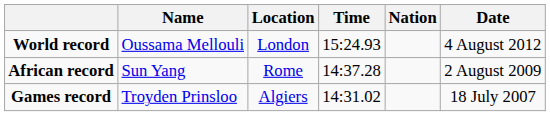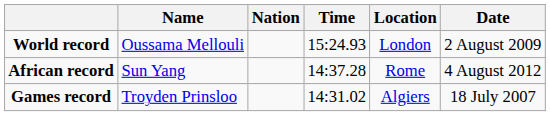columns swapped: (413, 17) <-> (283, 17)
(493, 44) 4 August 2012 -> (493, 44) 2 August 2009
(493, 70) 2 August 2009 -> (493, 70) 4 August 2012
